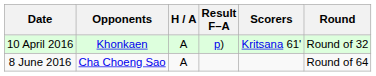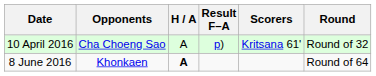(122, 44) Khonkaen -> (122, 44) Cha Choeng Sao
(122, 62) Cha Choeng Sao -> (122, 62) Khonkaen
(184, 62) normal -> (184, 62) bold
